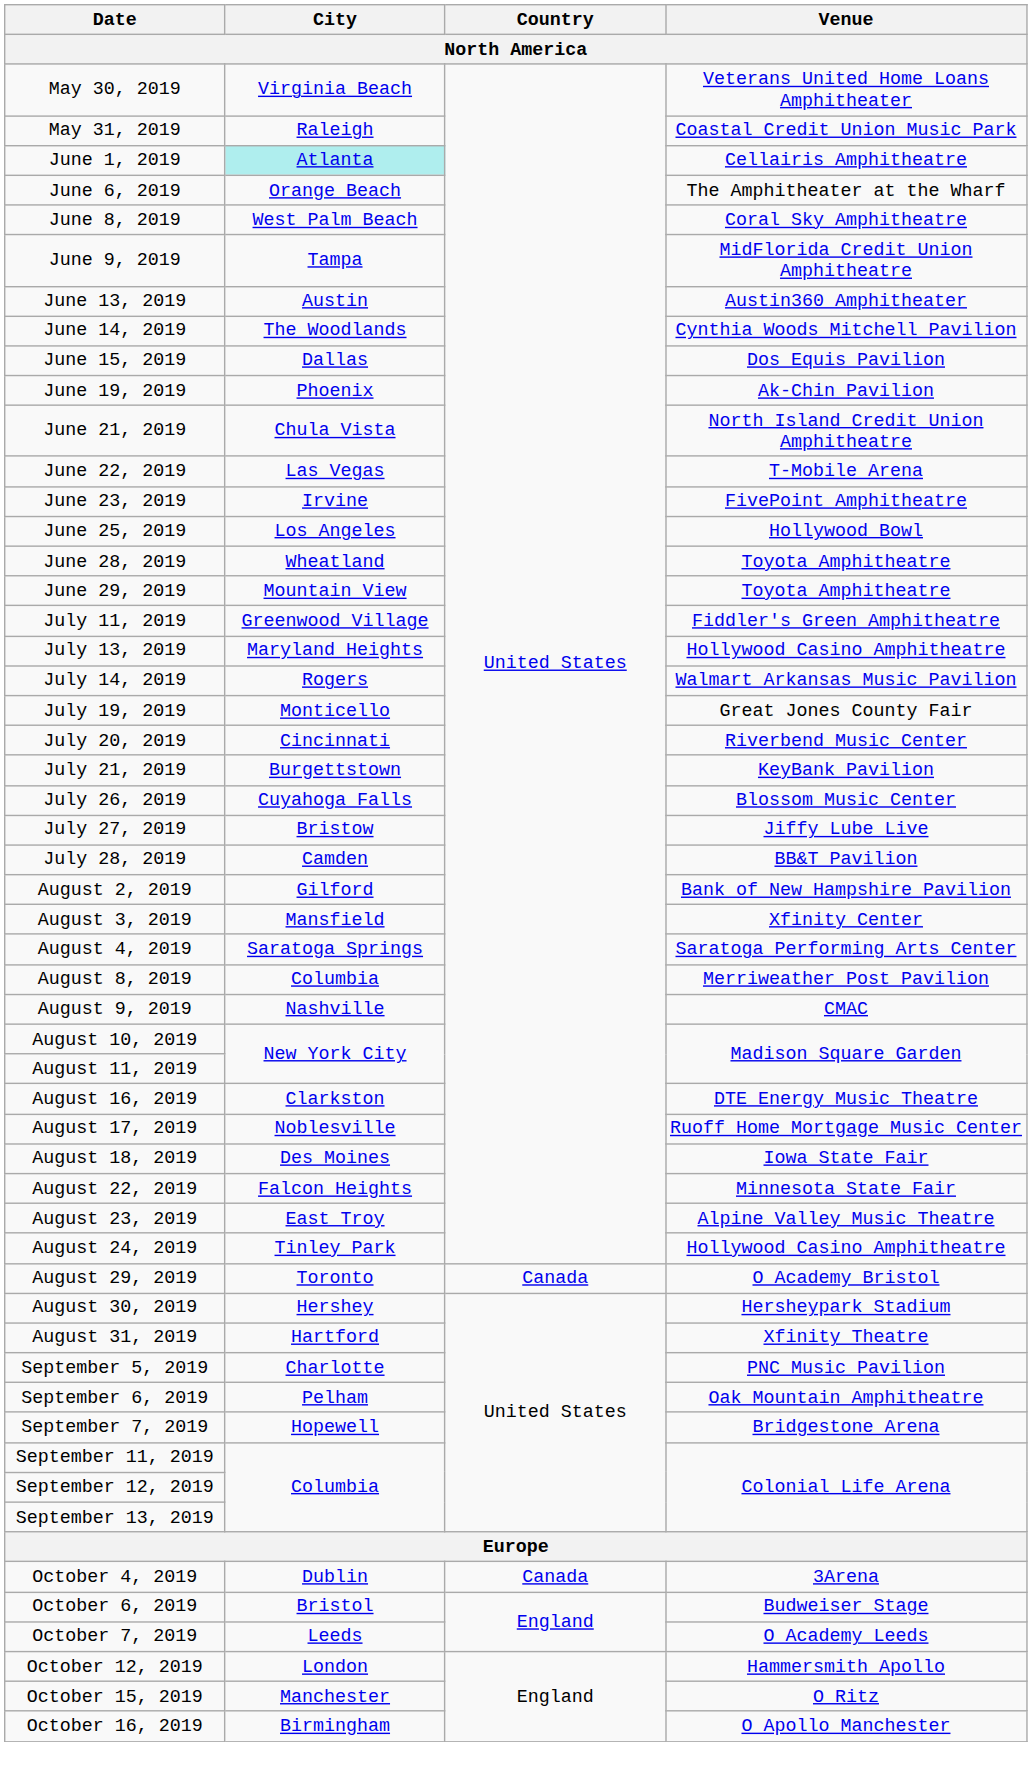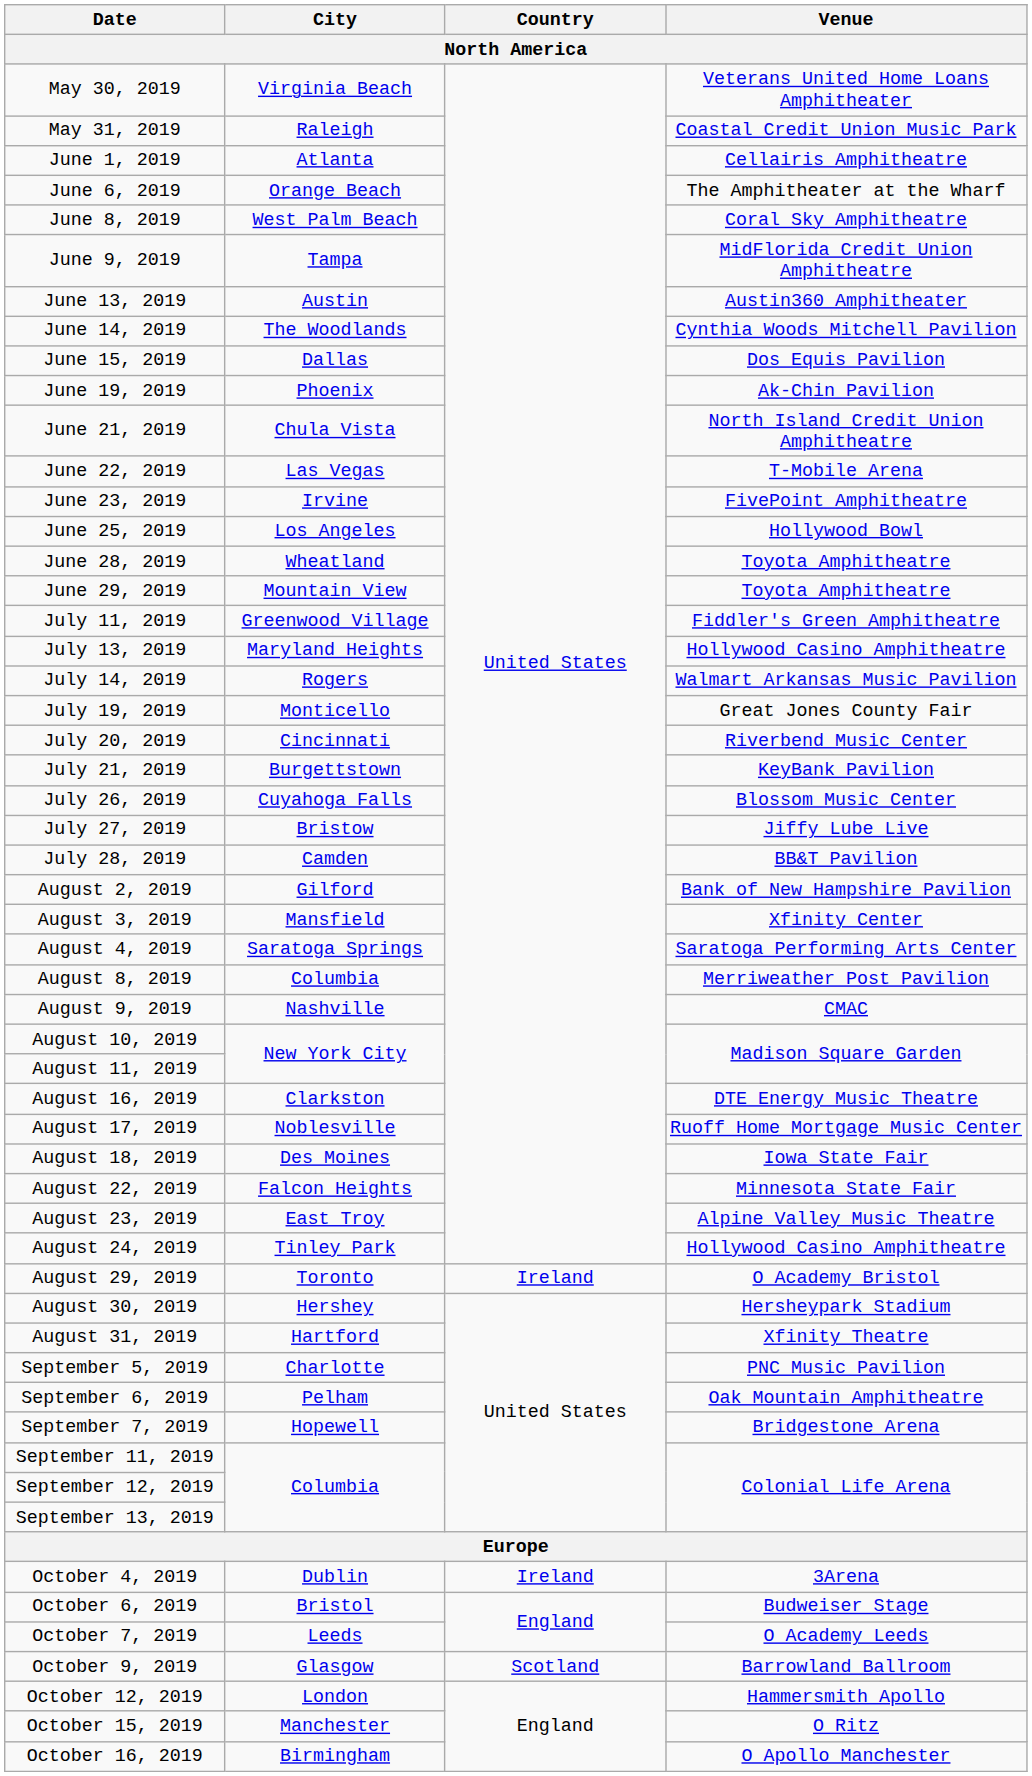(335, 160) paleturquoise background -> (335, 160) no background
(555, 1278) Canada -> (555, 1278) Ireland
(555, 1577) Canada -> (555, 1577) Ireland
+ row: (115, 1666)
